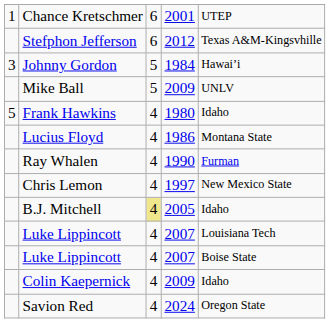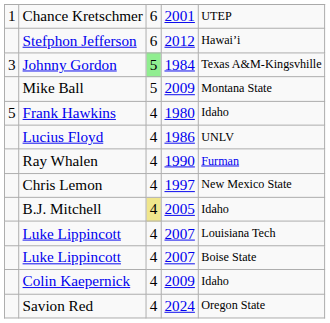(261, 40) Texas A&M-Kingsvhille -> (221, 40) Hawai’i
(154, 64) no background -> (154, 64) lightgreen background
(221, 64) Hawai’i -> (261, 64) Texas A&M-Kingsvhille
(218, 88) UNLV -> (237, 88) Montana State
(237, 137) Montana State -> (218, 137) UNLV
